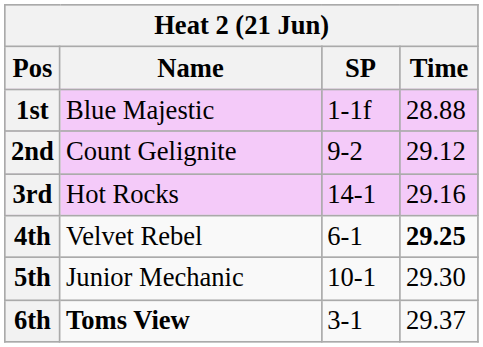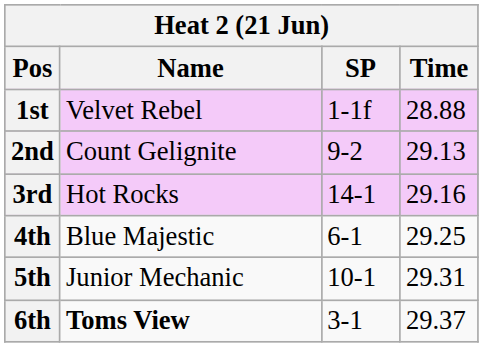(140, 109) Blue Majestic -> (134, 109) Velvet Rebel
(436, 151) 29.12 -> (436, 151) 29.13
(134, 236) Velvet Rebel -> (140, 236) Blue Majestic
(436, 236) bold -> (436, 236) normal
(436, 278) 29.30 -> (436, 278) 29.31
